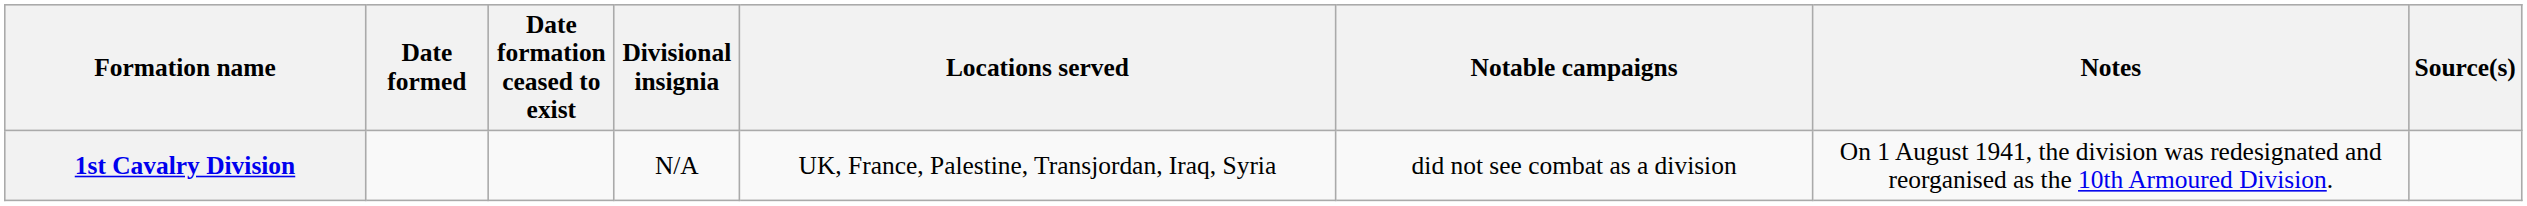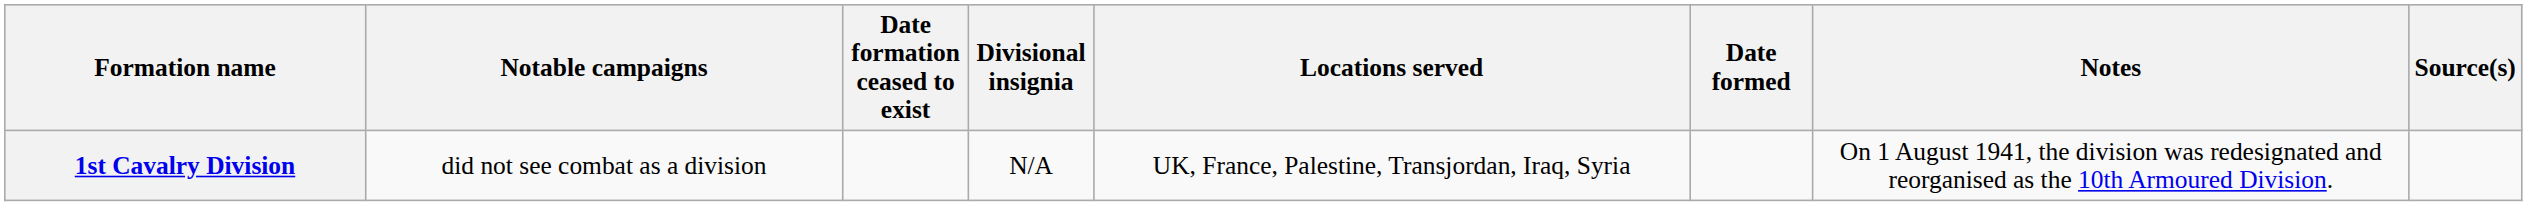columns swapped: (427, 67) <-> (1574, 67)
